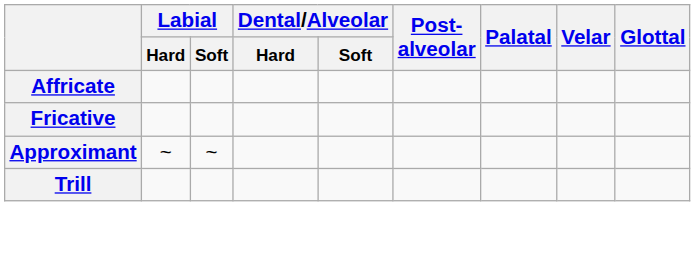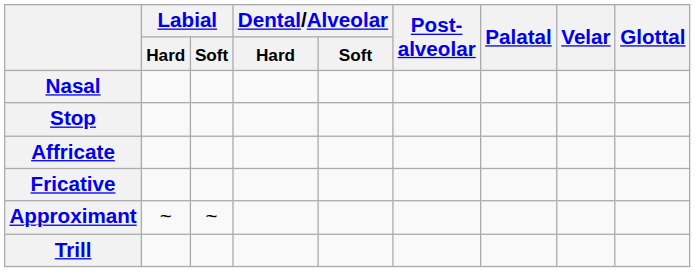+ row: (73, 86)
+ row: (73, 119)
